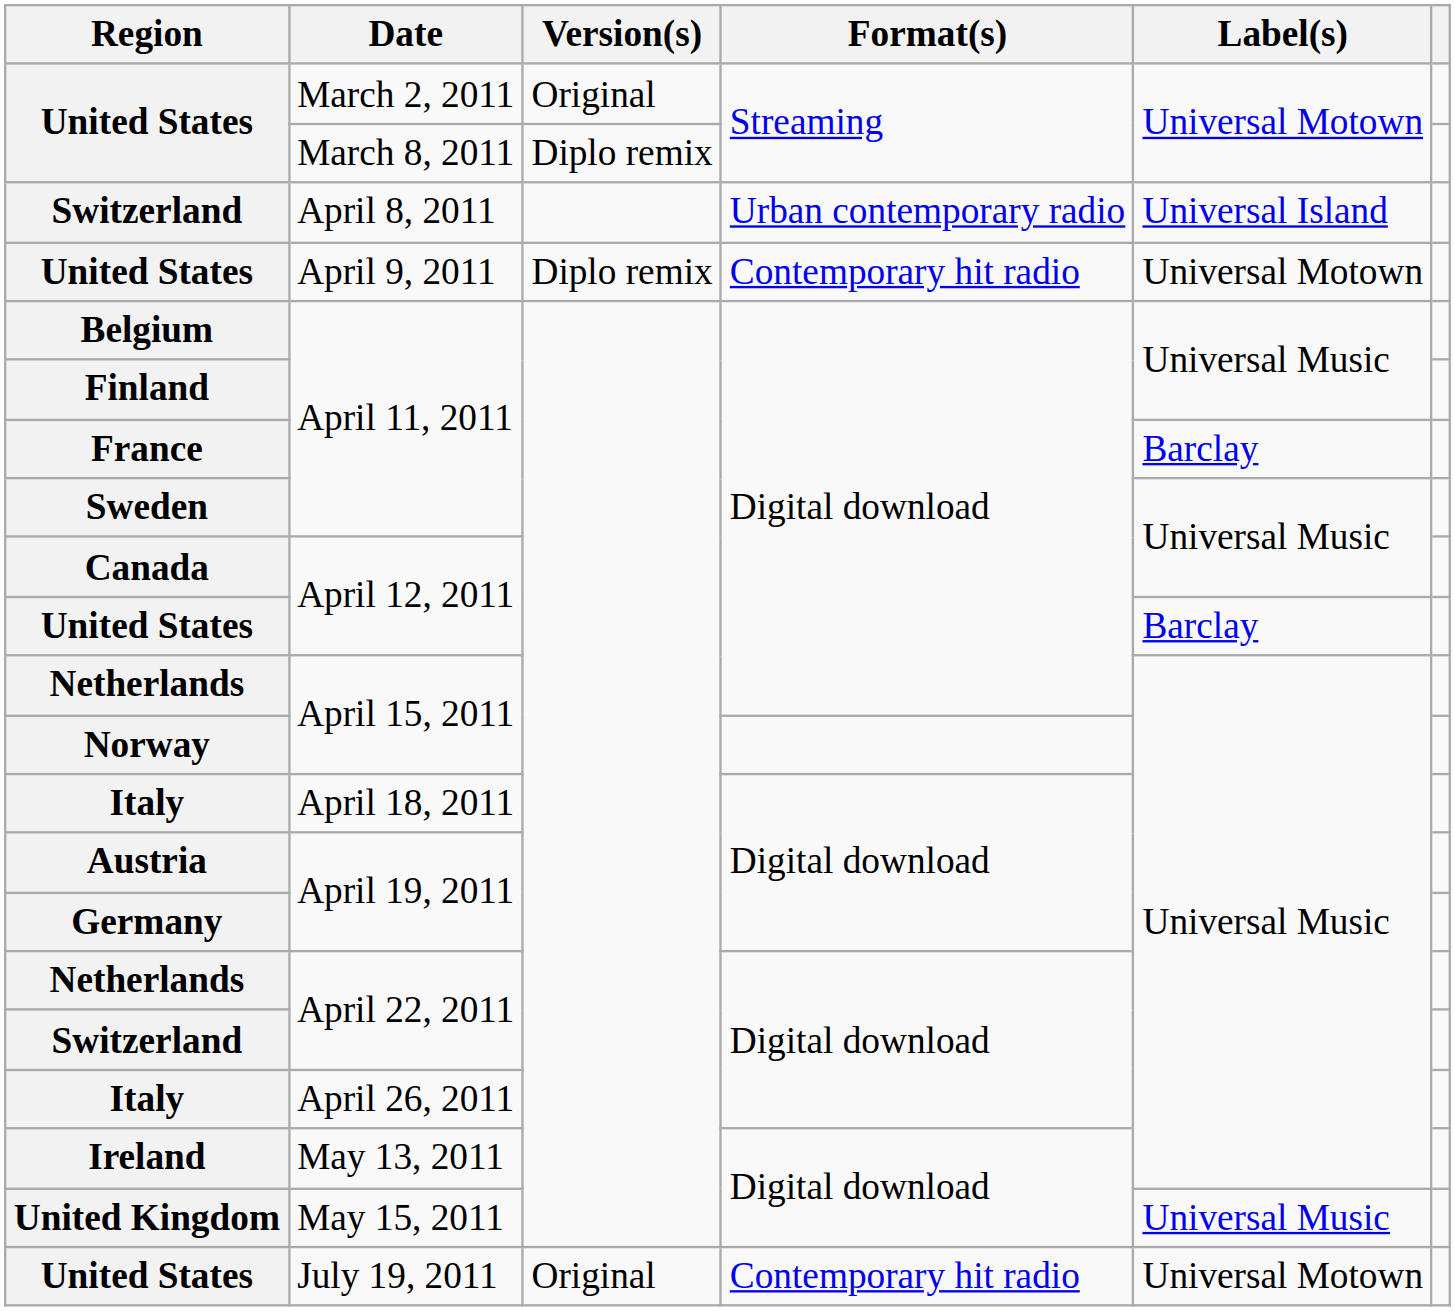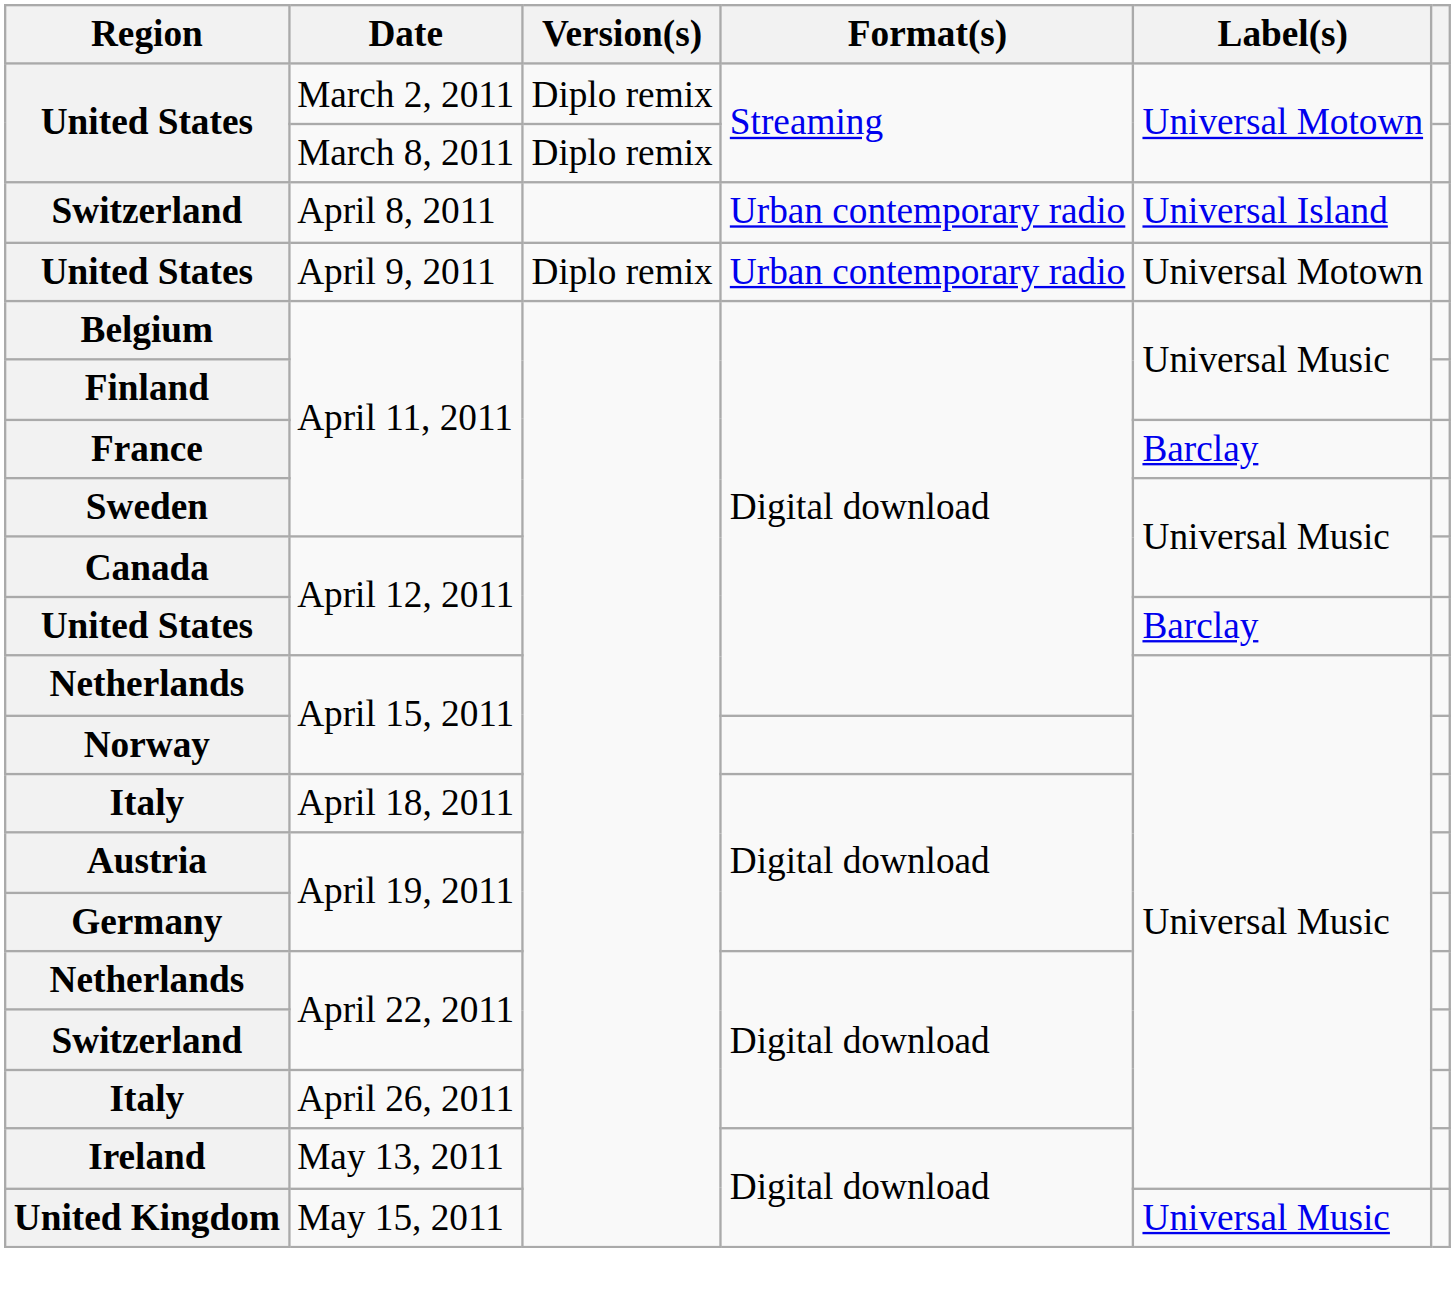(594, 93) Original -> (622, 93) Diplo remix
(905, 270) Contemporary hit radio -> (928, 270) Urban contemporary radio
- row: (147, 1275)
